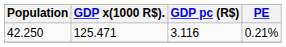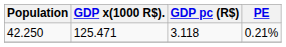(185, 32) 3.116 -> (185, 32) 3.118
